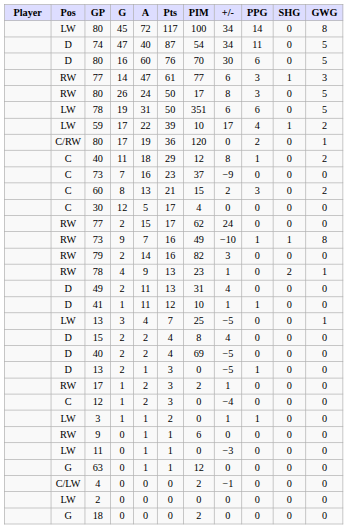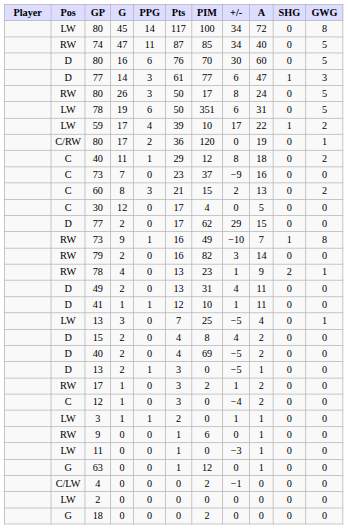columns swapped: (146, 12) <-> (257, 12)
(68, 45) D -> (68, 45) RW
(199, 45) 54 -> (207, 45) 85
(68, 77) RW -> (68, 77) D
(68, 223) RW -> (68, 223) D
(228, 223) 24 -> (236, 223) 29
